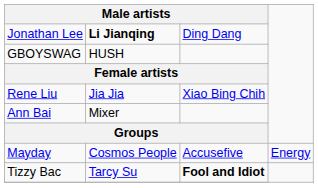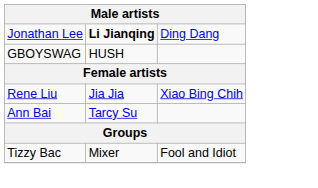(104, 113) Mixer -> (113, 113) Tarcy Su
- row: (29, 152)
(113, 172) Tarcy Su -> (104, 152) Mixer
(223, 172) bold -> (198, 152) normal
